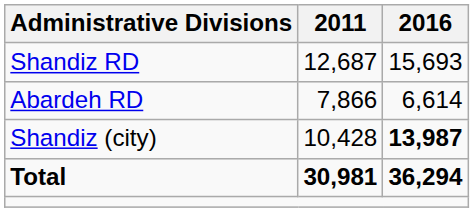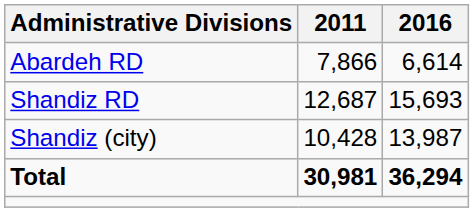rows swapped: (77, 100) <-> (75, 61)
(425, 138) bold -> (425, 138) normal
